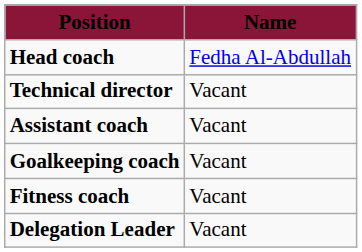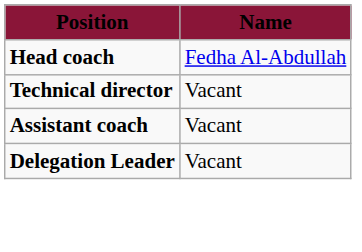- row: (95, 160)
- row: (69, 195)
